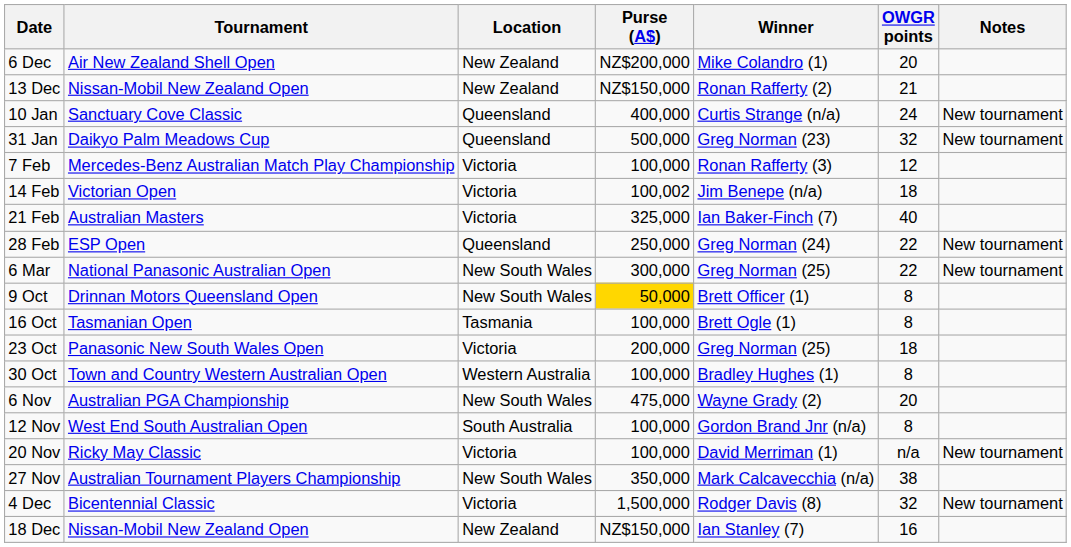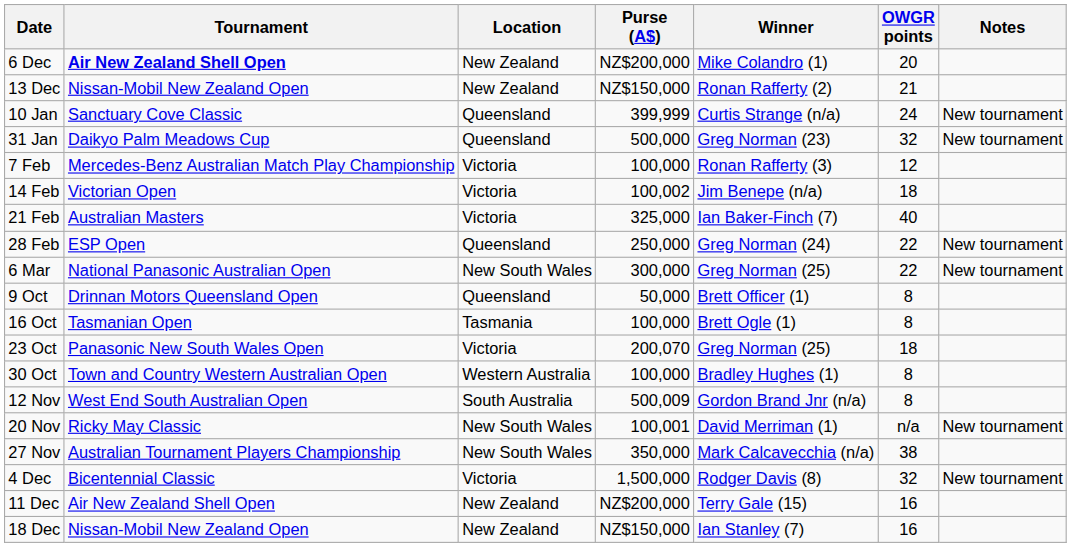(171, 62) normal -> (177, 62) bold
(660, 114) 400,000 -> (660, 114) 399,999
(527, 296) New South Wales -> (506, 296) Queensland
(665, 296) gold background -> (665, 296) no background
(660, 348) 200,000 -> (660, 348) 200,070
- row: (30, 400)
(660, 426) 100,000 -> (660, 400) 500,009
(489, 452) Victoria -> (527, 426) New South Wales
(660, 452) 100,000 -> (660, 426) 100,001
+ row: (34, 504)
